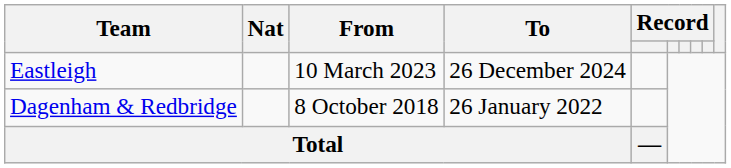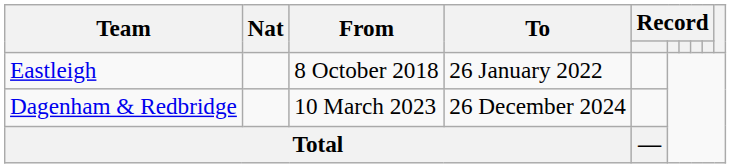(365, 70) 10 March 2023 -> (366, 70) 8 October 2018
(538, 70) 26 December 2024 -> (526, 70) 26 January 2022
(366, 107) 8 October 2018 -> (365, 107) 10 March 2023
(526, 107) 26 January 2022 -> (538, 107) 26 December 2024
